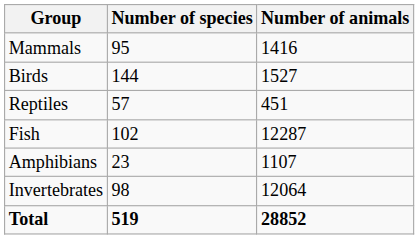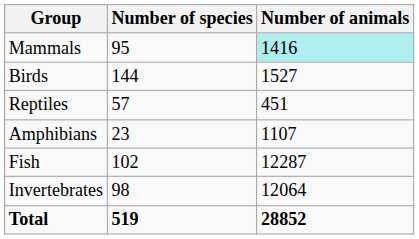(279, 47) no background -> (279, 47) paleturquoise background
rows swapped: (53, 162) <-> (24, 133)
